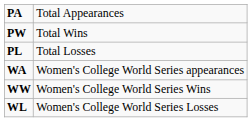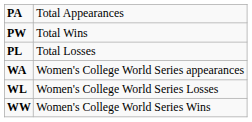rows swapped: (19, 88) <-> (17, 107)
